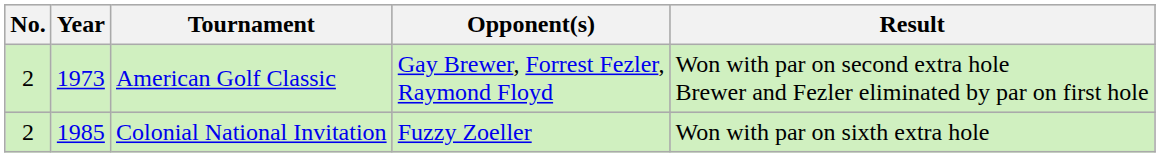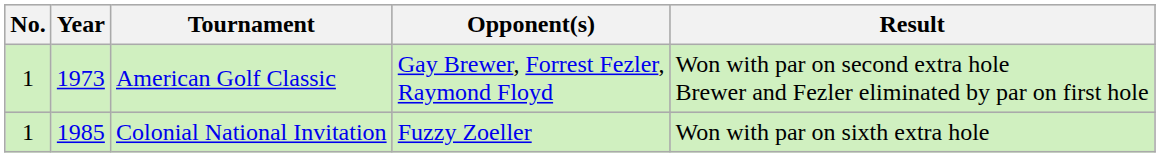(28, 78) 2 -> (28, 78) 1
(28, 132) 2 -> (28, 132) 1
